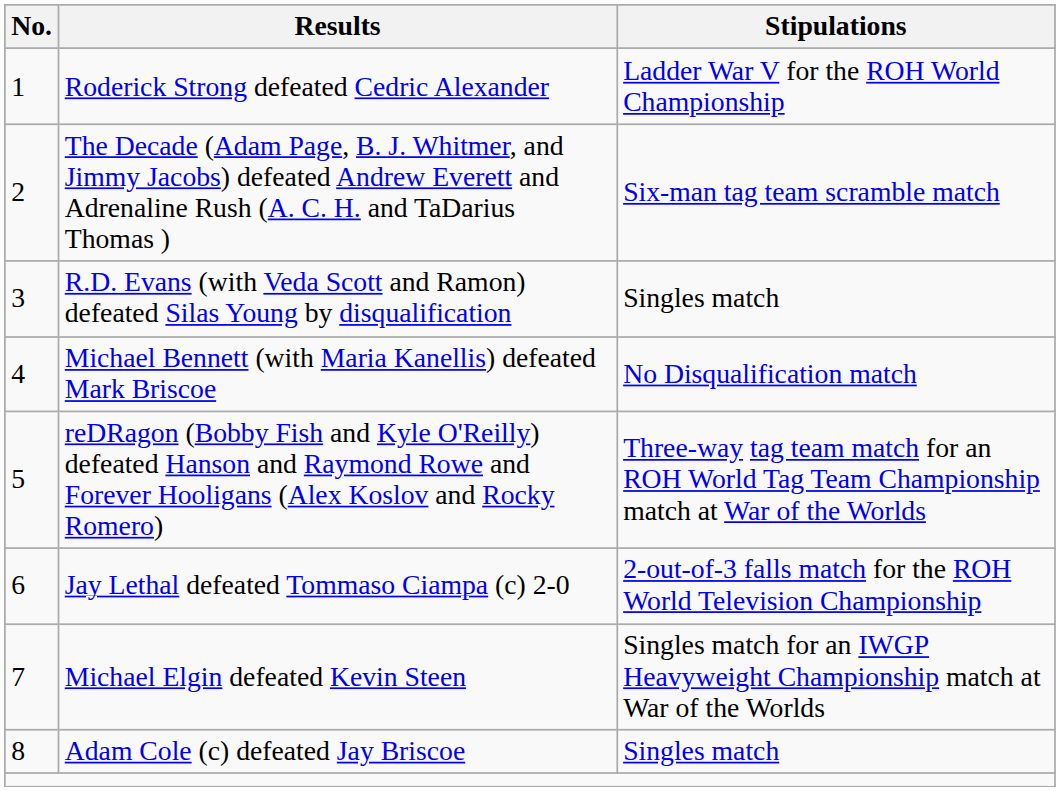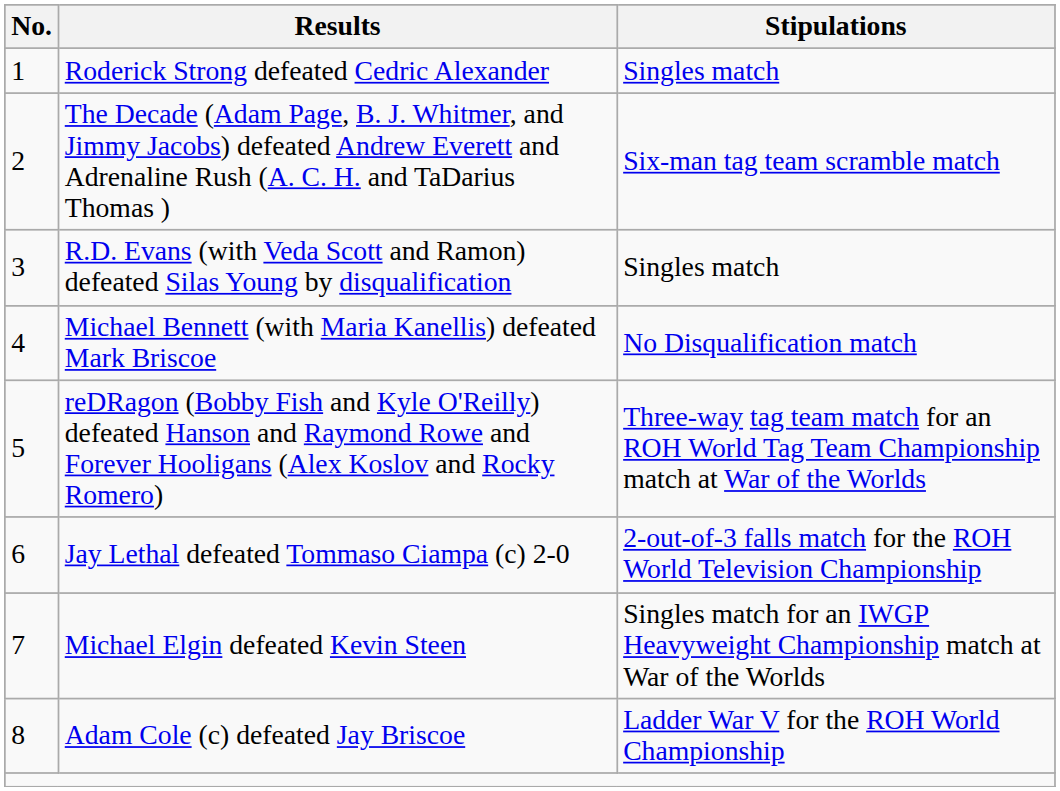(811, 85) Ladder War V for the ROH World Championship -> (701, 70) Singles match
(701, 751) Singles match -> (811, 735) Ladder War V for the ROH World Championship
